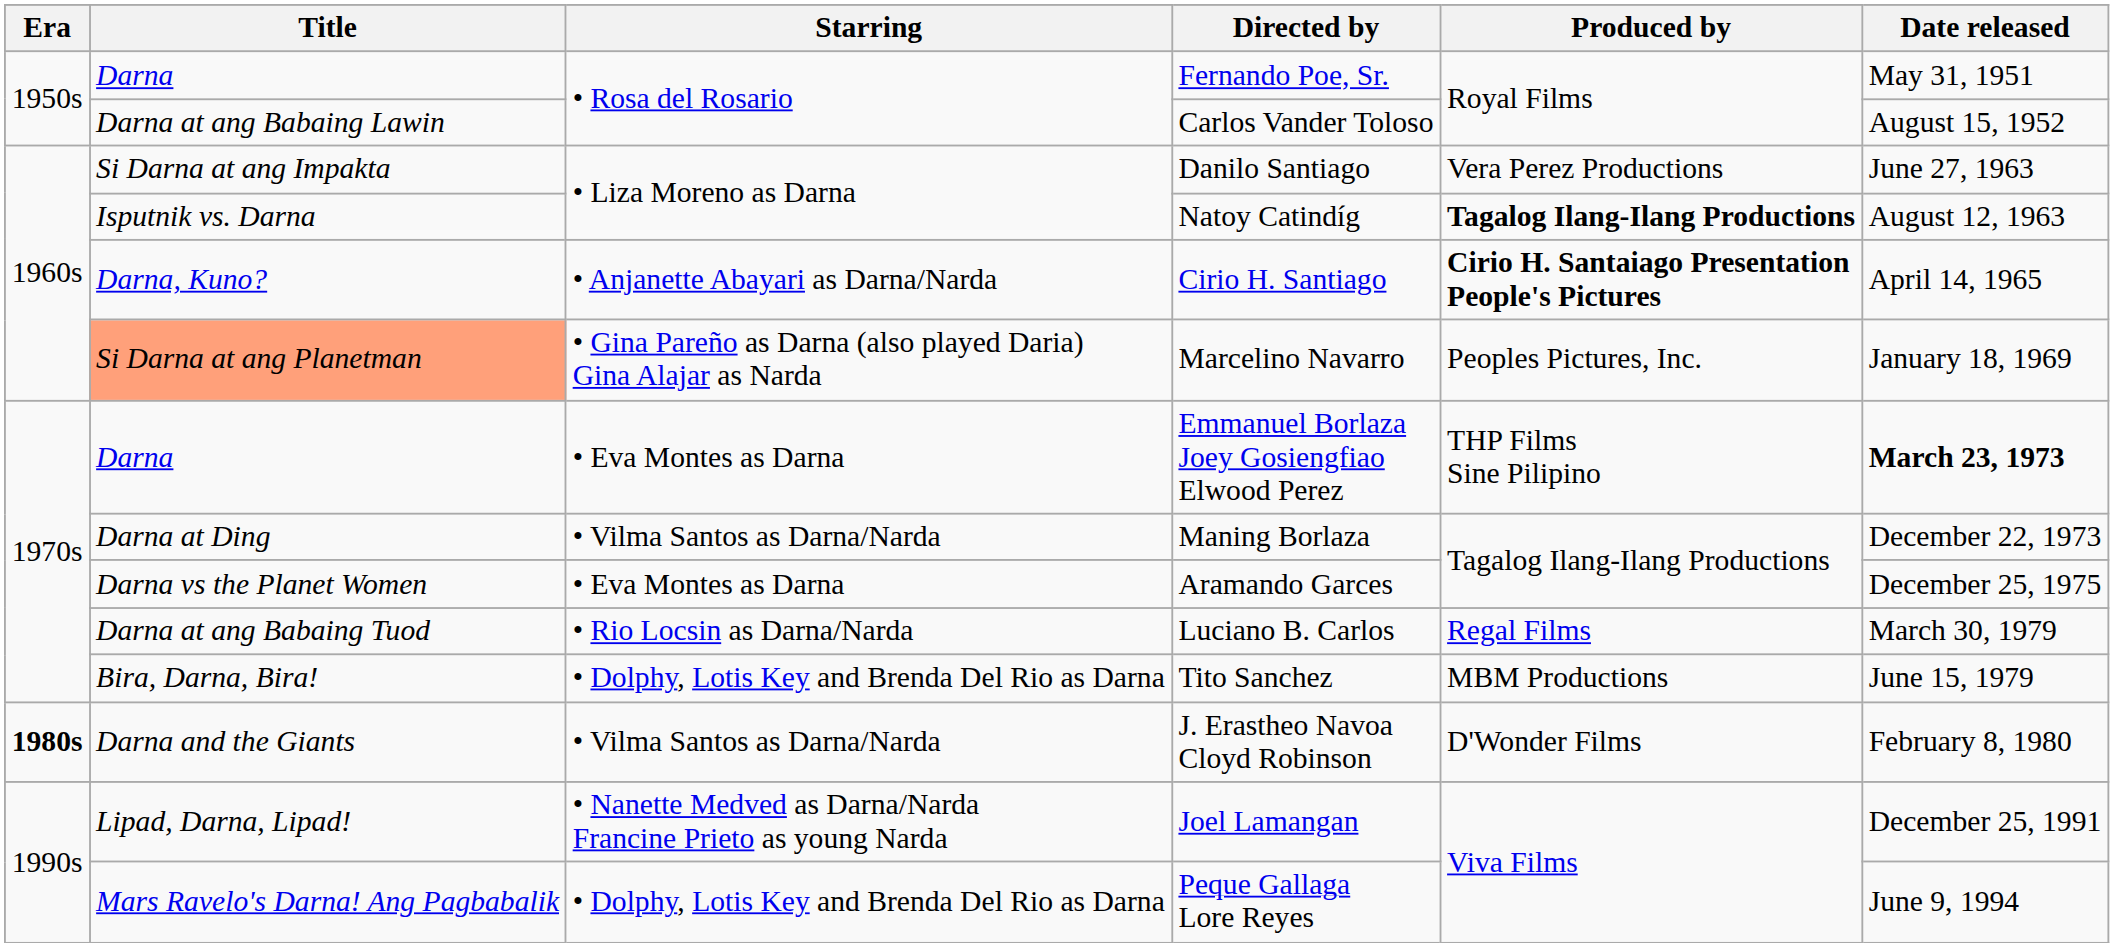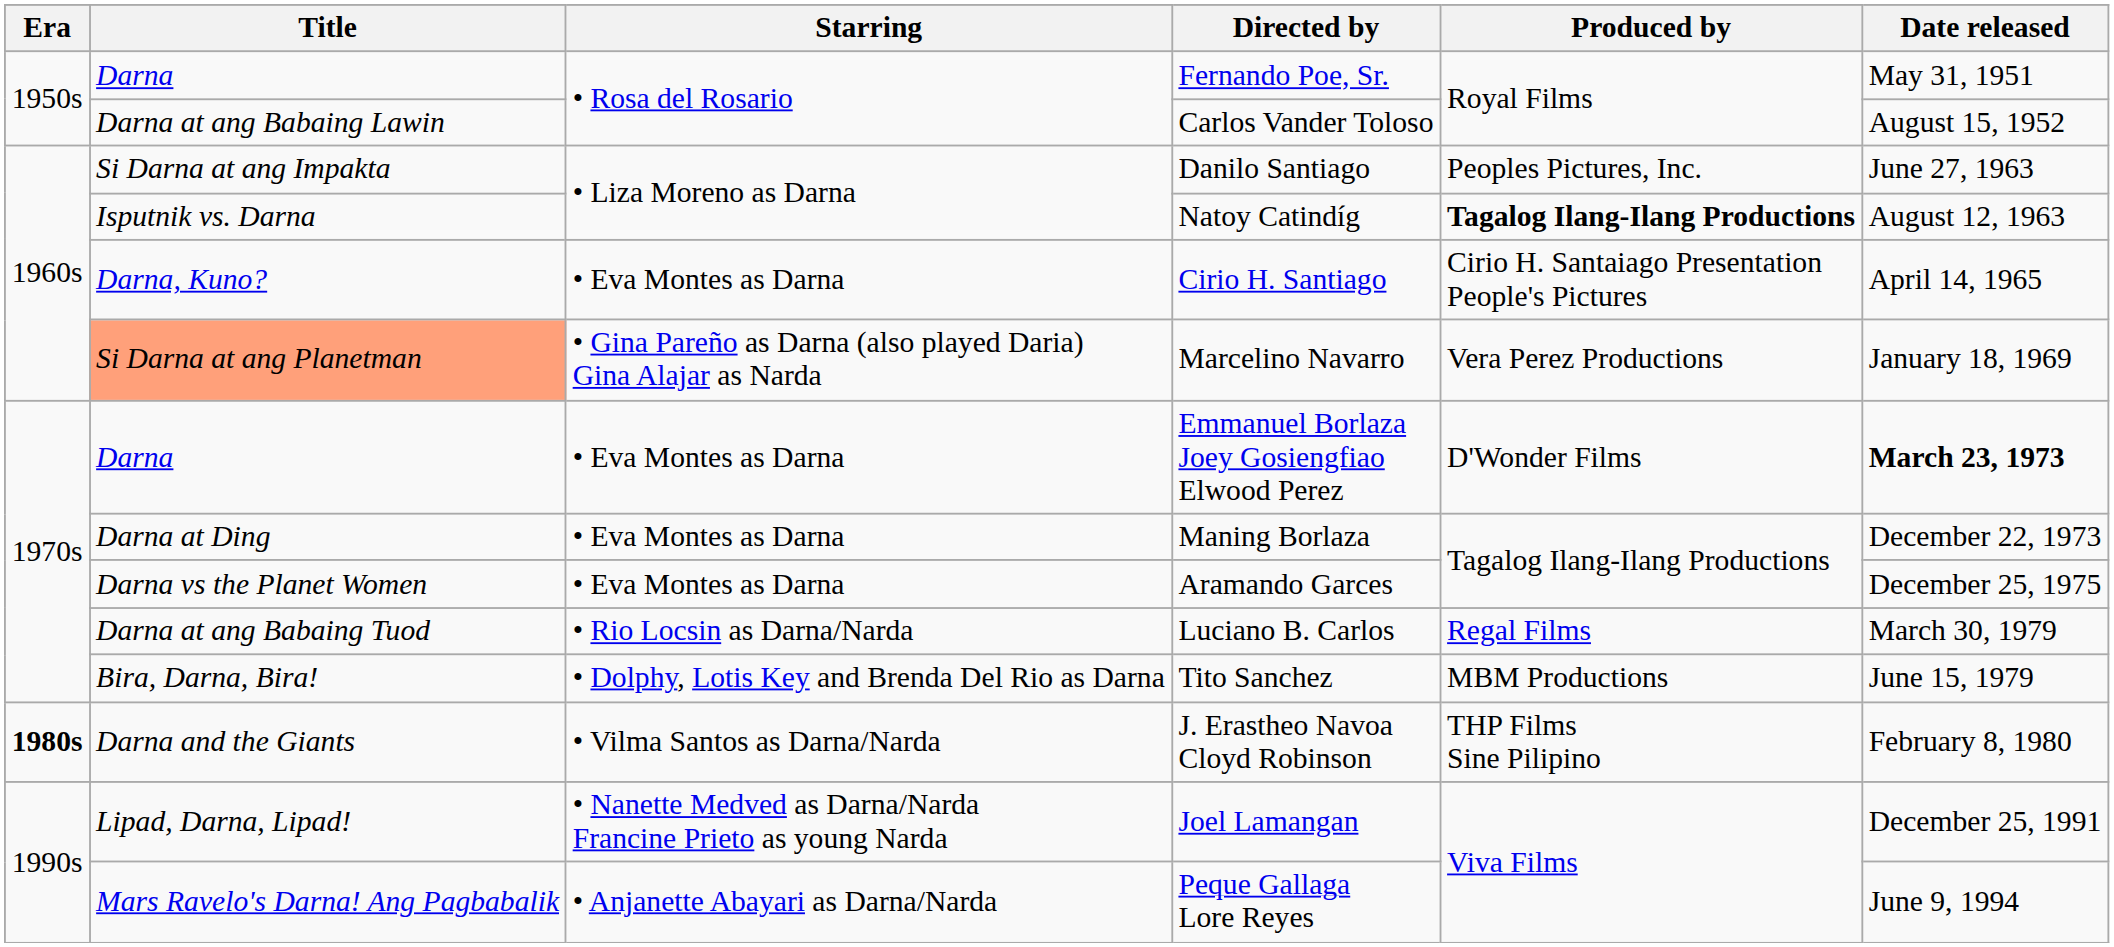(1585, 168) Vera Perez Productions -> (1575, 168) Peoples Pictures, Inc.
(785, 279) • Anjanette Abayari as Darna/Narda -> (709, 279) • Eva Montes as Darna
(1648, 279) bold -> (1635, 279) normal
(1575, 359) Peoples Pictures, Inc. -> (1585, 359) Vera Perez Productions
(1524, 456) THP Films Sine Pilipino -> (1544, 456) D'Wonder Films
(757, 536) • Vilma Santos as Darna/Narda -> (709, 536) • Eva Montes as Darna
(1544, 741) D'Wonder Films -> (1524, 741) THP Films Sine Pilipino
(869, 901) • Dolphy, Lotis Key and Brenda Del Rio as Darna -> (785, 901) • Anjanette Abayari as Darna/Narda
